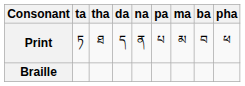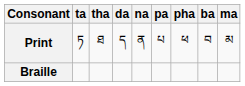columns swapped: (227, 14) <-> (182, 14)
